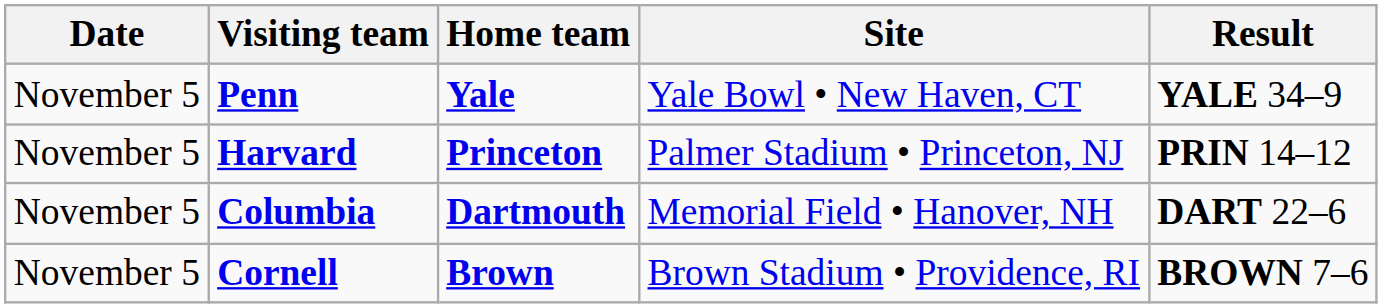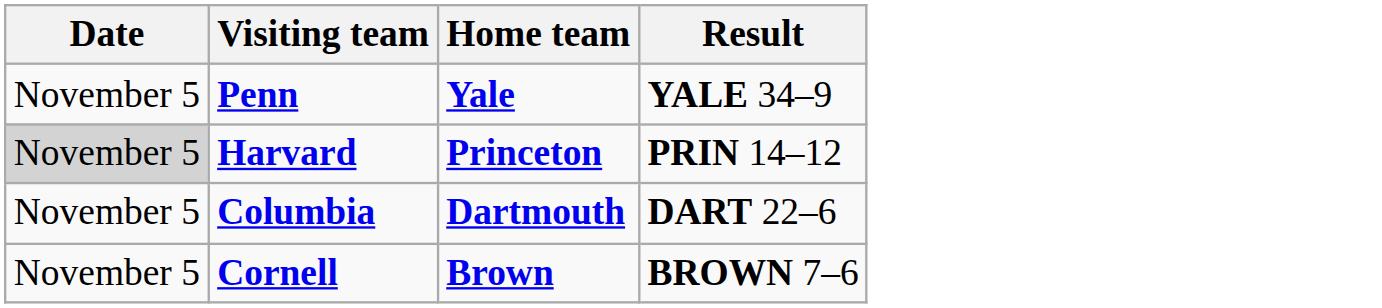- column: (894, 34)
(107, 152) no background -> (107, 152) lightgrey background
